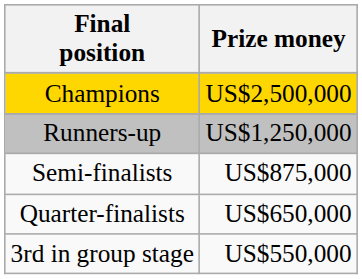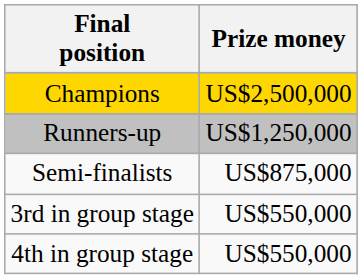- row: (102, 213)
+ row: (102, 253)
